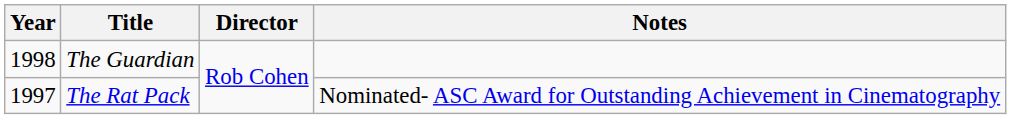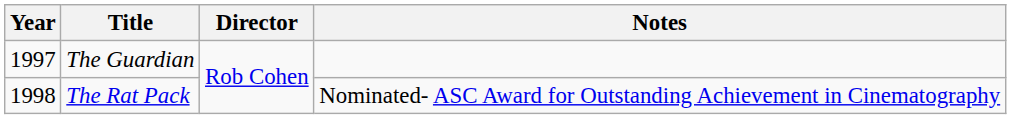(33, 58) 1998 -> (33, 58) 1997
(33, 95) 1997 -> (33, 95) 1998
